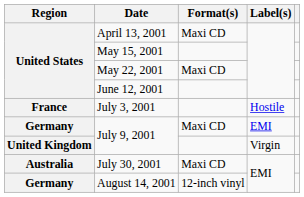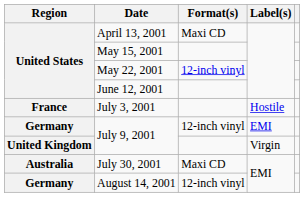(203, 70) Maxi CD -> (213, 70) 12-inch vinyl
(203, 126) Maxi CD -> (213, 126) 12-inch vinyl
